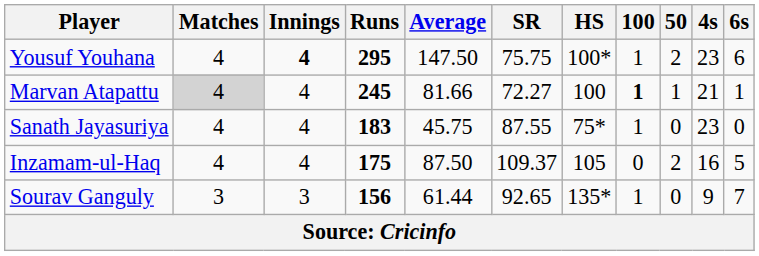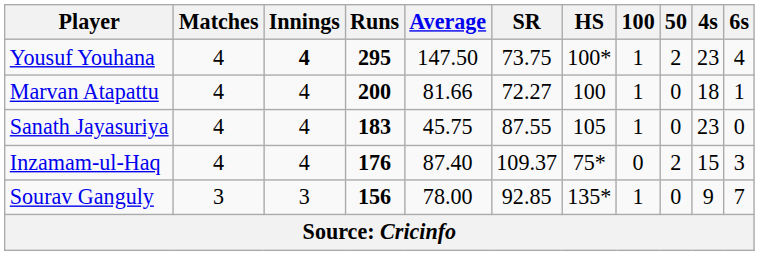(527, 57) 75.75 -> (527, 57) 73.75
(739, 57) 6 -> (739, 57) 4
(219, 92) lightgrey background -> (219, 92) no background
(375, 92) 245 -> (375, 92) 200
(638, 92) bold -> (638, 92) normal
(676, 92) 1 -> (676, 92) 0
(708, 92) 21 -> (708, 92) 18
(589, 127) 75* -> (589, 127) 105
(375, 162) 175 -> (375, 162) 176
(448, 162) 87.50 -> (448, 162) 87.40
(589, 162) 105 -> (589, 162) 75*
(708, 162) 16 -> (708, 162) 15
(739, 162) 5 -> (739, 162) 3
(448, 197) 61.44 -> (448, 197) 78.00
(527, 197) 92.65 -> (527, 197) 92.85
